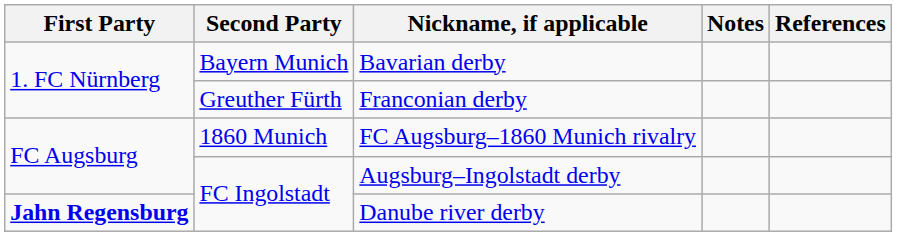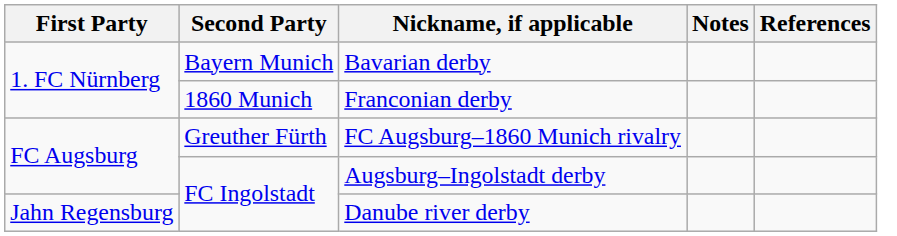(271, 99) Greuther Fürth -> (248, 99) 1860 Munich
(263, 136) 1860 Munich -> (256, 136) Greuther Fürth
(99, 212) bold -> (92, 212) normal
